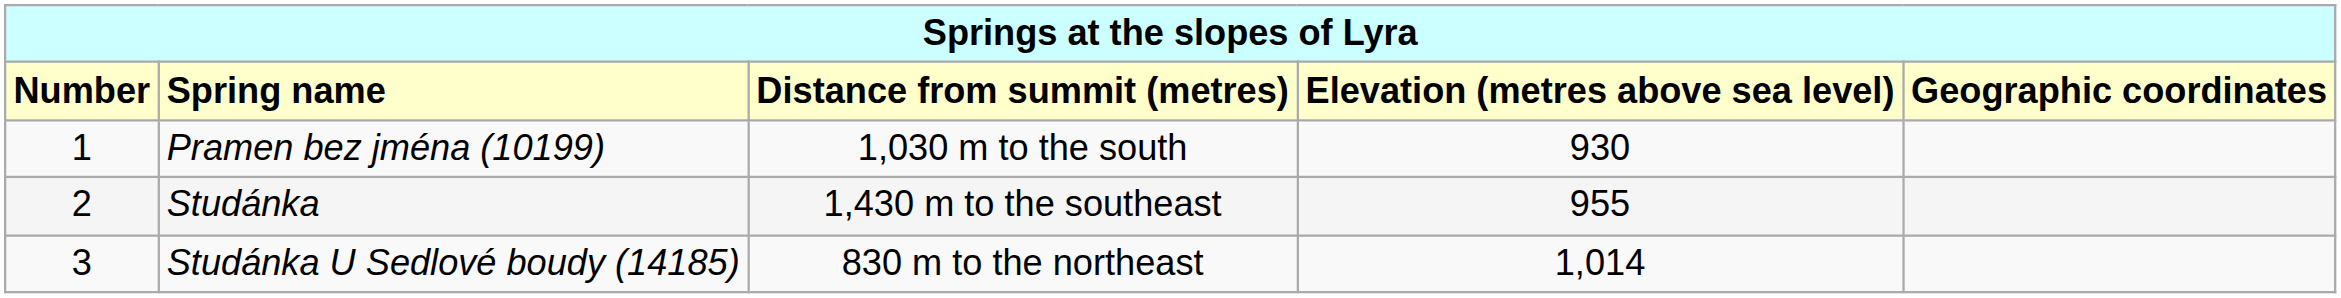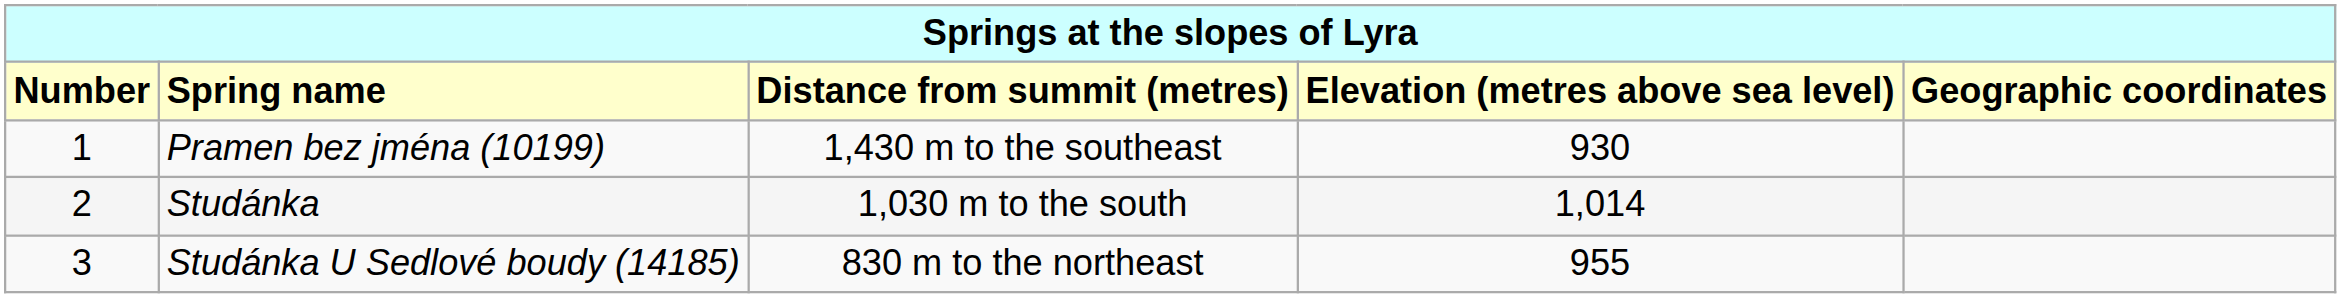(1023, 147) 1,030 m to the south -> (1023, 147) 1,430 m to the southeast
(1023, 205) 1,430 m to the southeast -> (1023, 205) 1,030 m to the south
(1600, 205) 955 -> (1600, 205) 1,014
(1600, 262) 1,014 -> (1600, 262) 955
